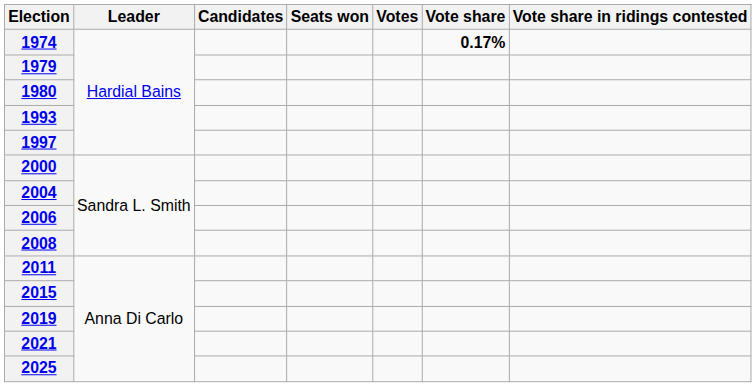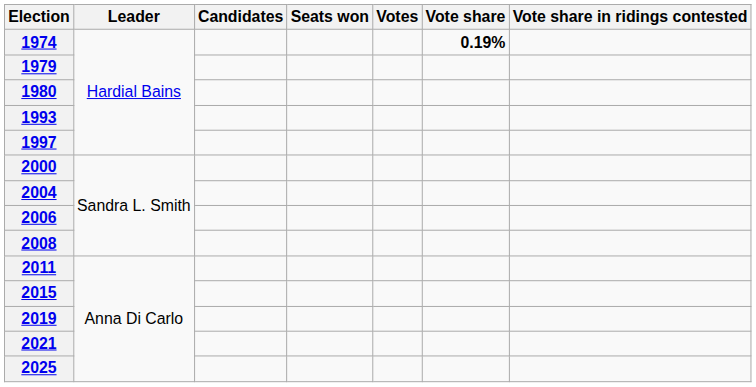(483, 42) 0.17% -> (483, 42) 0.19%
